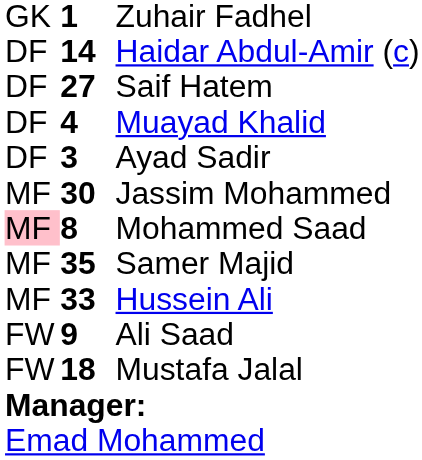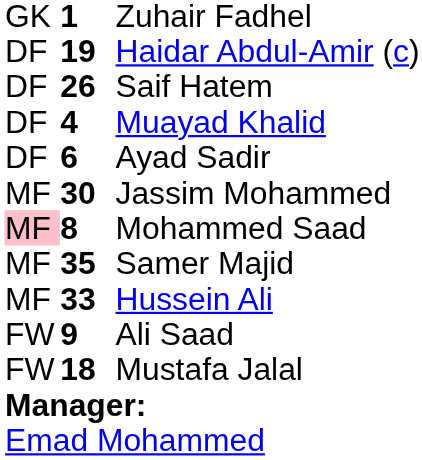(78, 51) 14 -> (78, 51) 19
(78, 86) 27 -> (78, 86) 26
(69, 157) 3 -> (69, 157) 6
